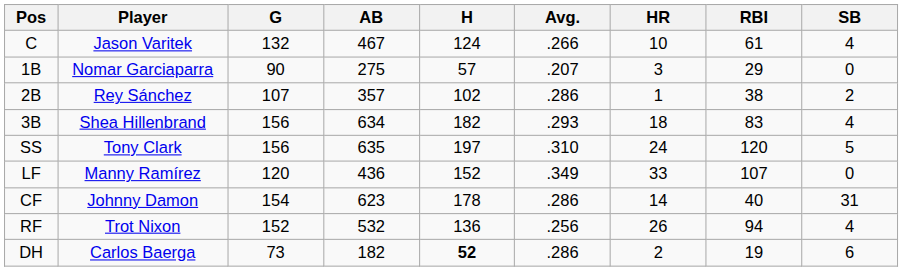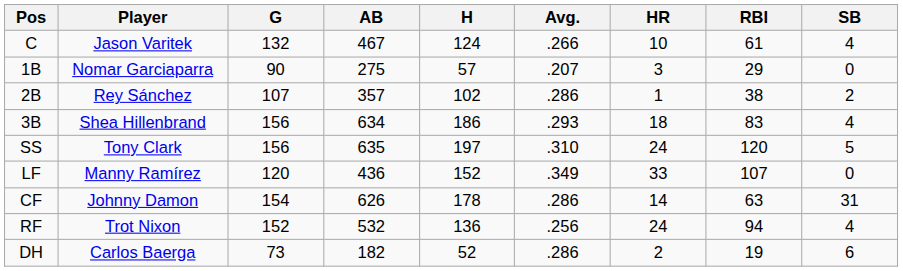(467, 122) 182 -> (467, 122) 186
(371, 200) 623 -> (371, 200) 626
(754, 200) 40 -> (754, 200) 63
(658, 226) 26 -> (658, 226) 24
(467, 252) bold -> (467, 252) normal
